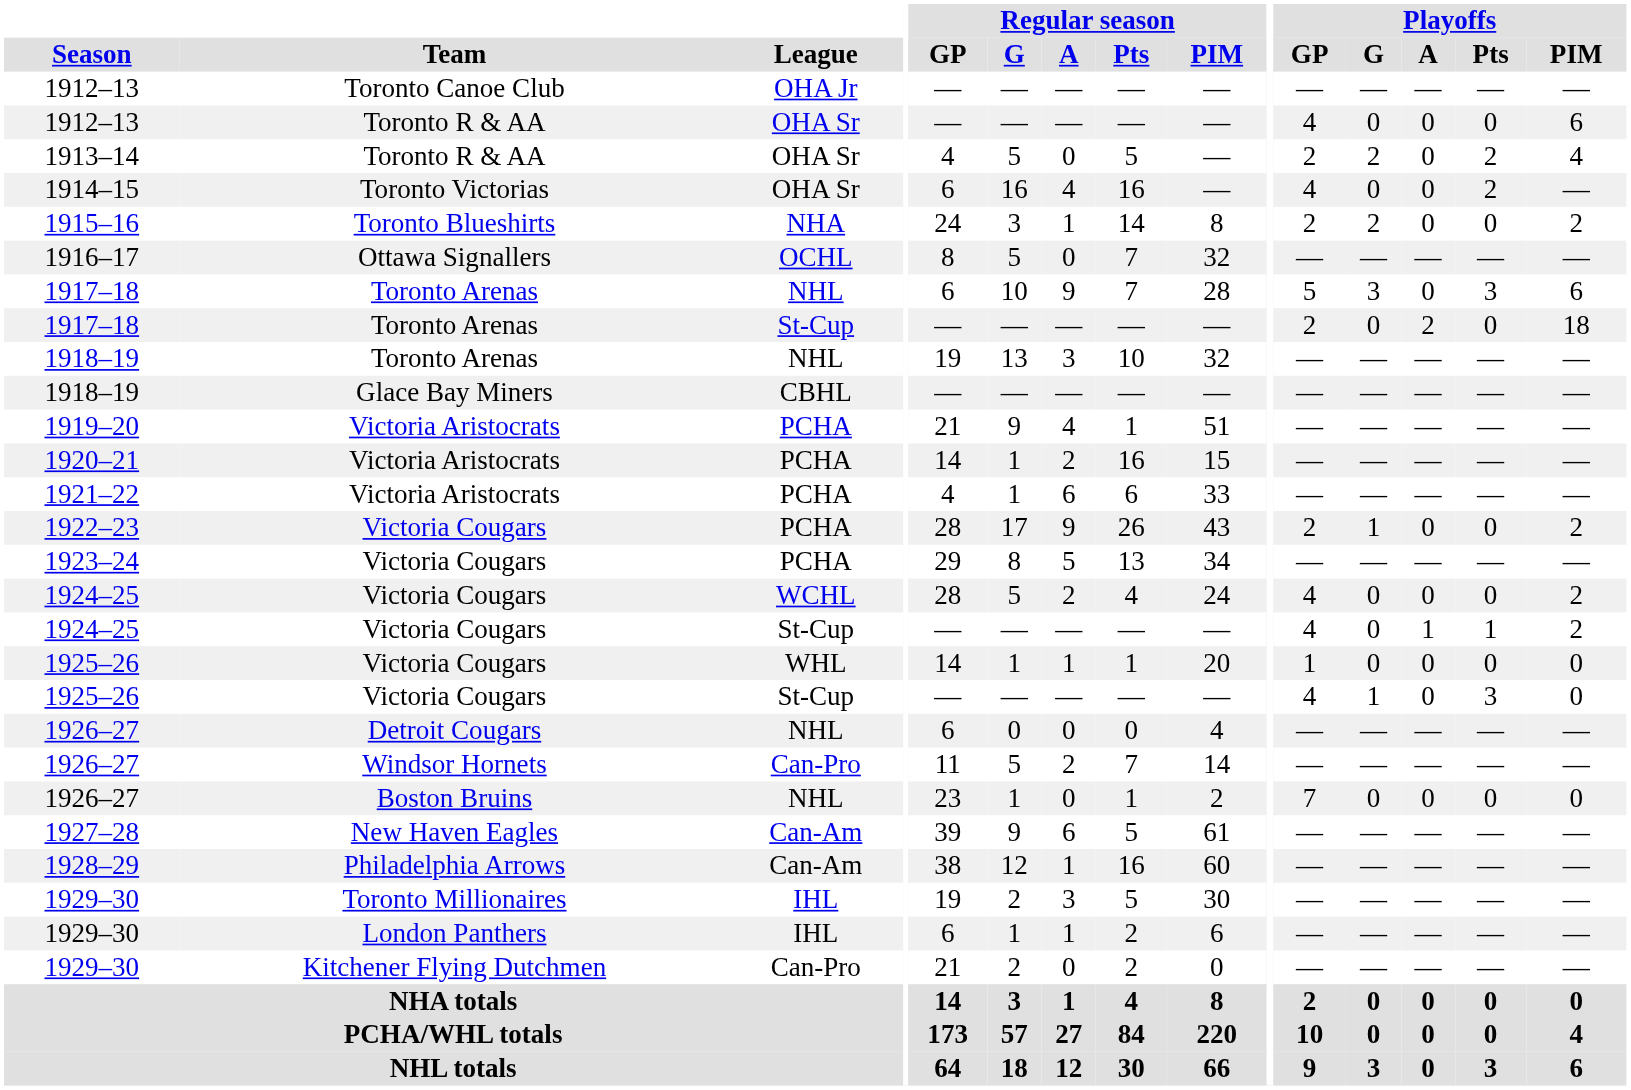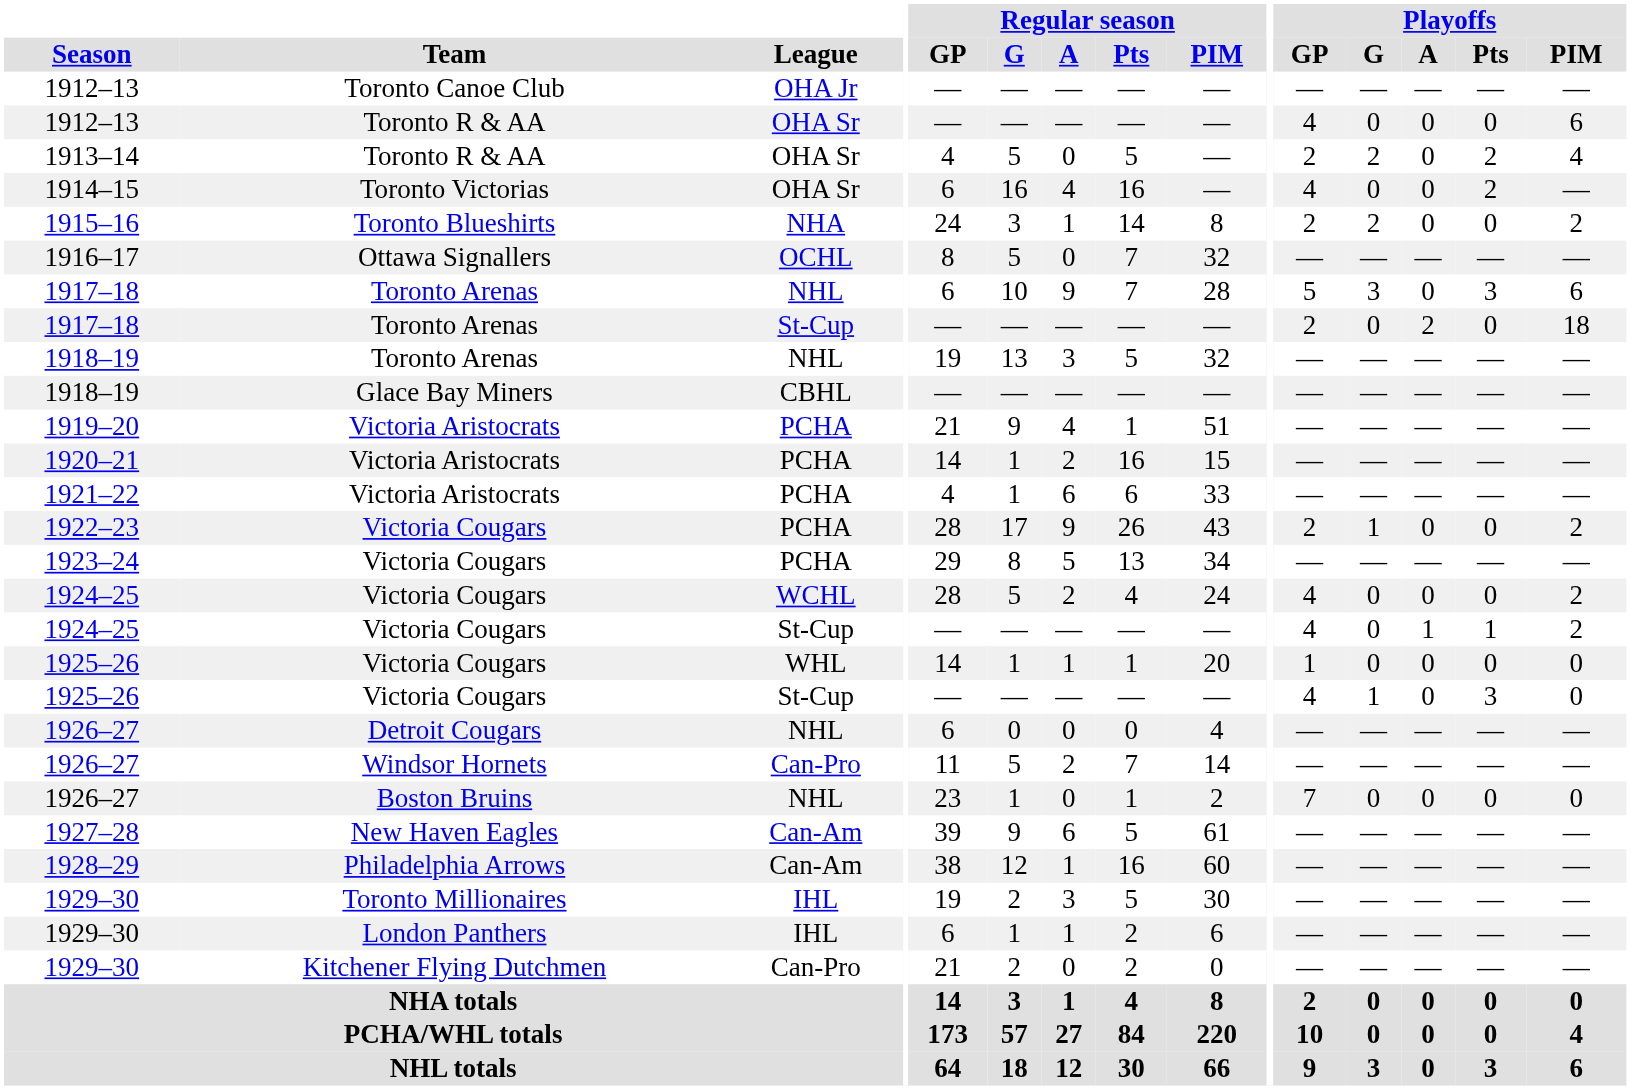(1131, 358) 10 -> (1131, 358) 5
